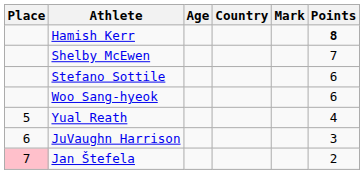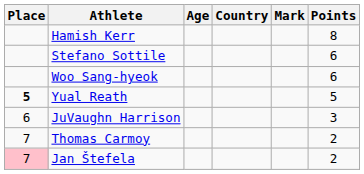(334, 35) bold -> (334, 35) normal
- row: (101, 56)
(26, 118) normal -> (26, 97) bold
(334, 118) 4 -> (334, 97) 5
+ row: (101, 138)
